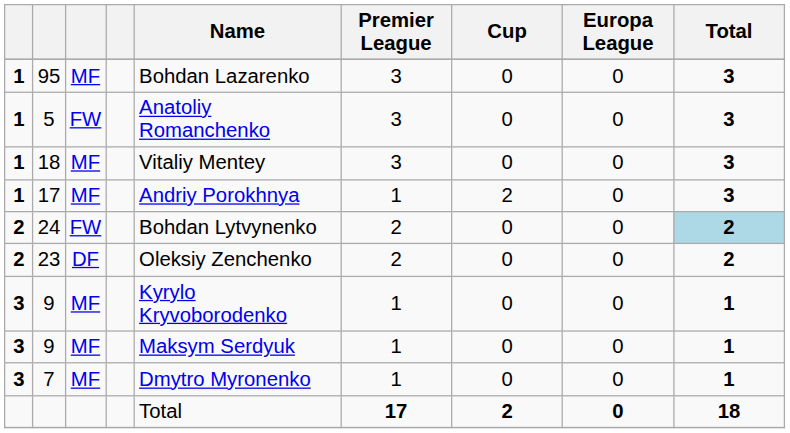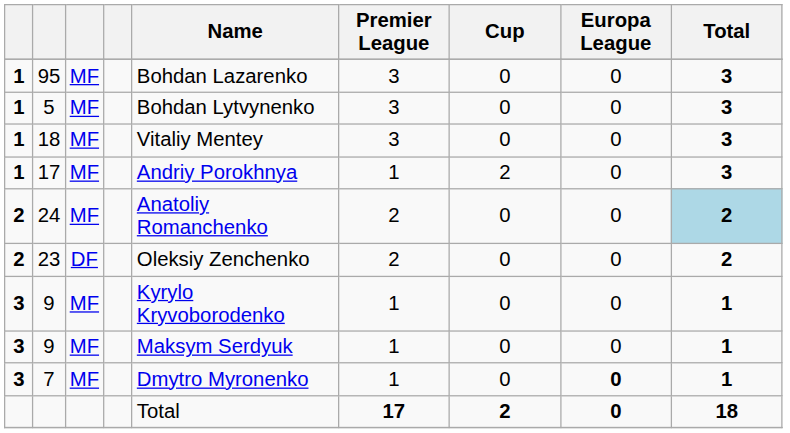(85, 119) FW -> (84, 107) MF
(205, 119) Anatoliy Romanchenko -> (226, 107) Bohdan Lytvynenko
(85, 227) FW -> (84, 216) MF
(228, 227) Bohdan Lytvynenko -> (202, 216) Anatoliy Romanchenko
(618, 379) normal -> (616, 379) bold
